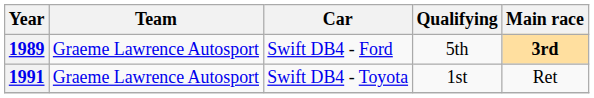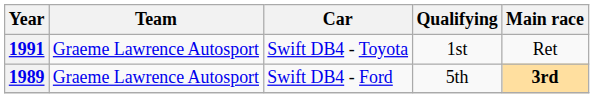rows swapped: (27, 49) <-> (27, 78)
